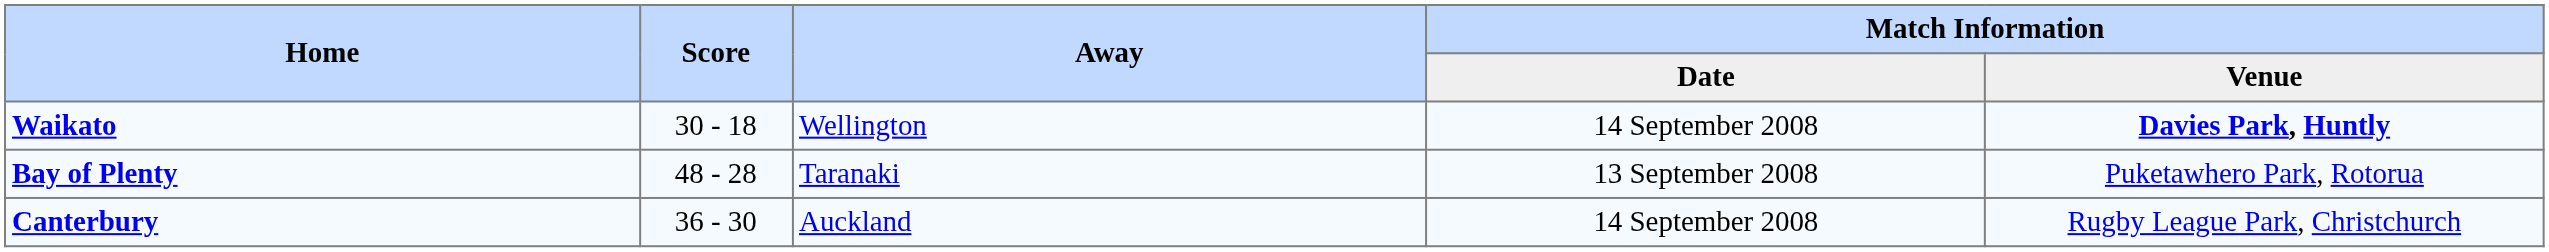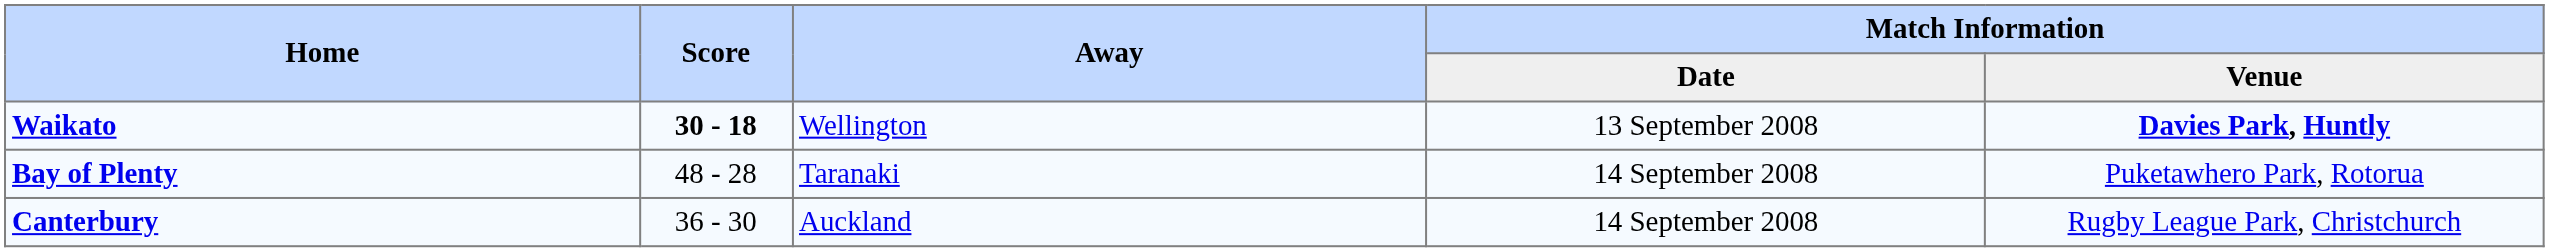(716, 125) normal -> (716, 125) bold
(1706, 125) 14 September 2008 -> (1706, 125) 13 September 2008
(1706, 173) 13 September 2008 -> (1706, 173) 14 September 2008
